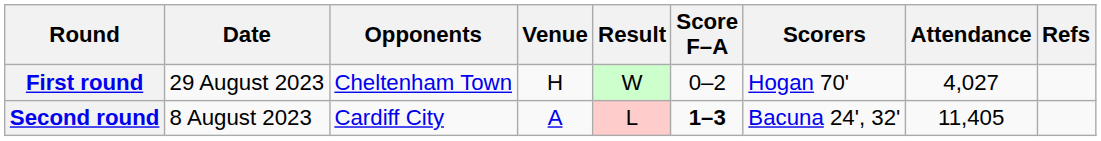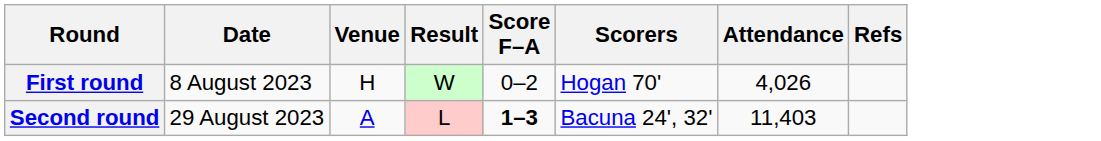- column: (423, 34)
(247, 82) 29 August 2023 -> (241, 82) 8 August 2023
(971, 82) 4,027 -> (783, 82) 4,026
(241, 117) 8 August 2023 -> (247, 117) 29 August 2023
(971, 117) 11,405 -> (783, 117) 11,403
